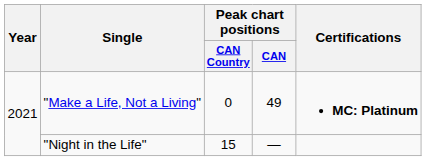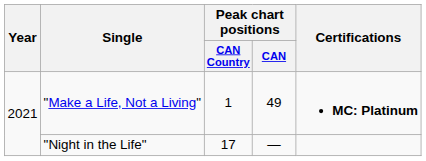(228, 103) 0 -> (228, 103) 1
(228, 145) 15 -> (228, 145) 17
